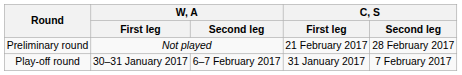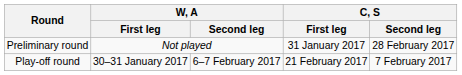(326, 45) 21 February 2017 -> (326, 45) 31 January 2017
(326, 62) 31 January 2017 -> (326, 62) 21 February 2017
